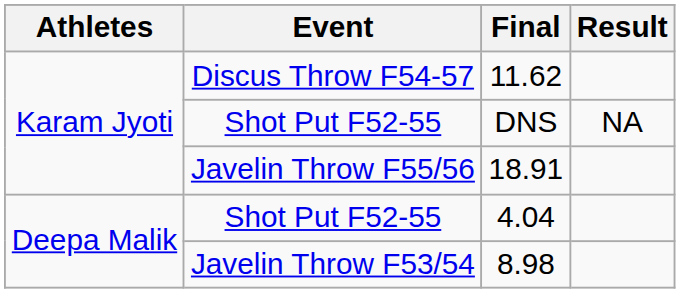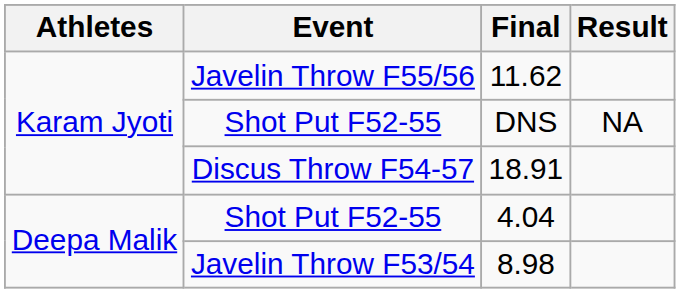(333, 75) Discus Throw F54-57 -> (333, 75) Javelin Throw F55/56
(333, 169) Javelin Throw F55/56 -> (333, 169) Discus Throw F54-57
